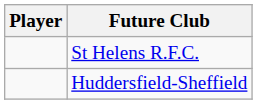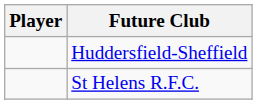rows swapped: (159, 83) <-> (135, 52)
